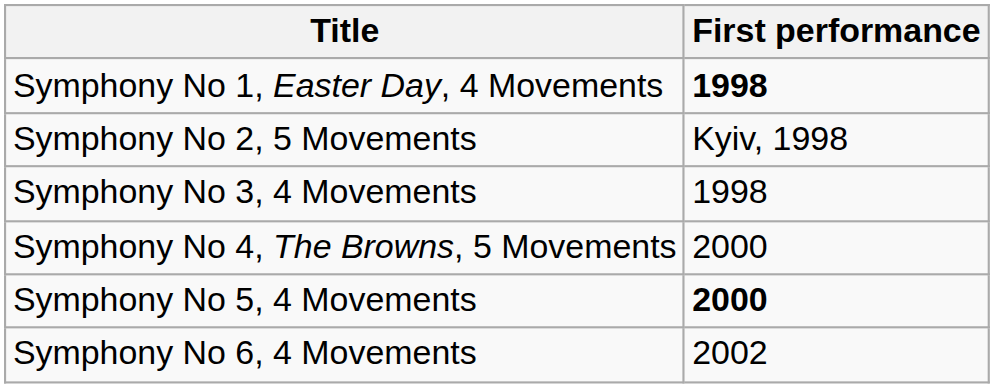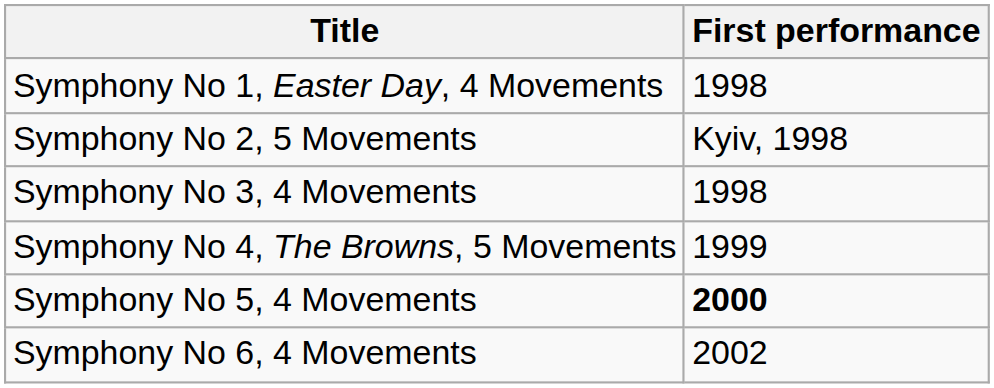(730, 85) bold -> (730, 85) normal
(730, 246) 2000 -> (730, 246) 1999
